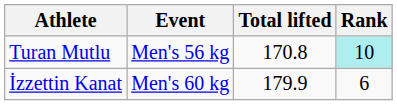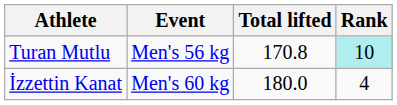(285, 83) 179.9 -> (285, 83) 180.0
(364, 83) 6 -> (364, 83) 4
